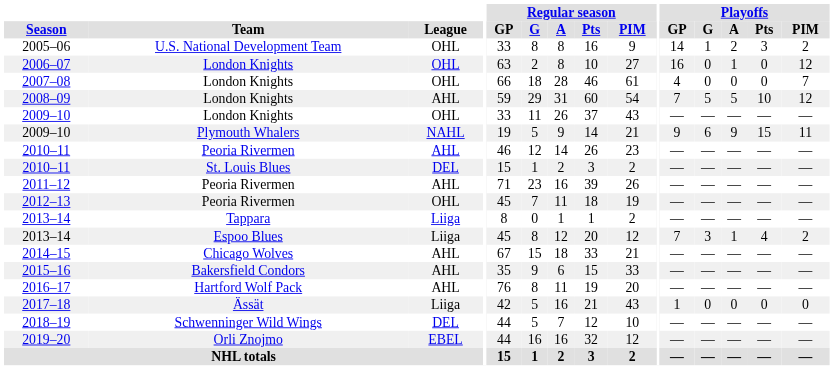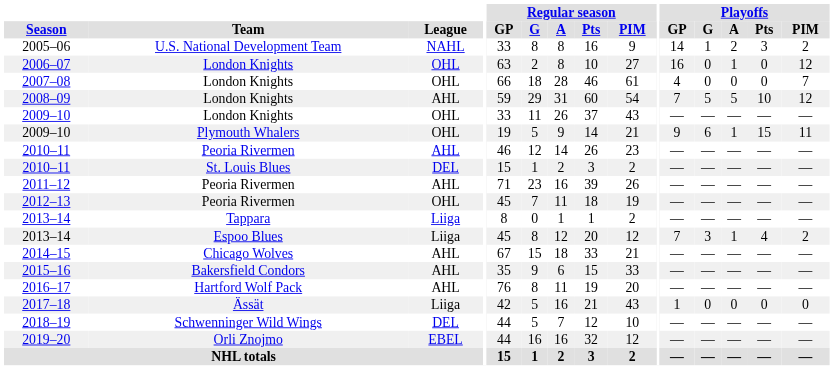(446, 47) OHL -> (446, 47) NAHL
(446, 133) NAHL -> (446, 133) OHL
(734, 133) 9 -> (734, 133) 1
